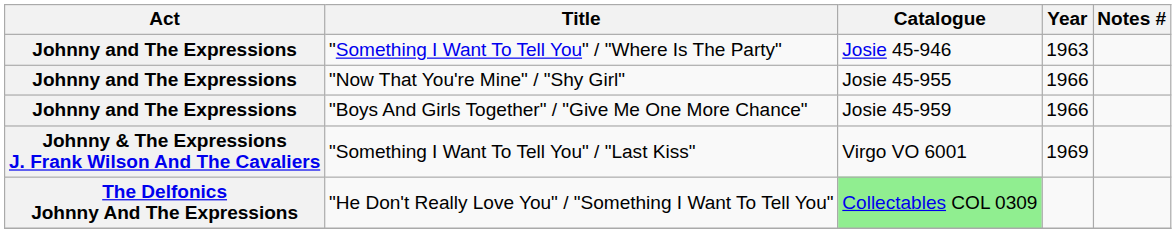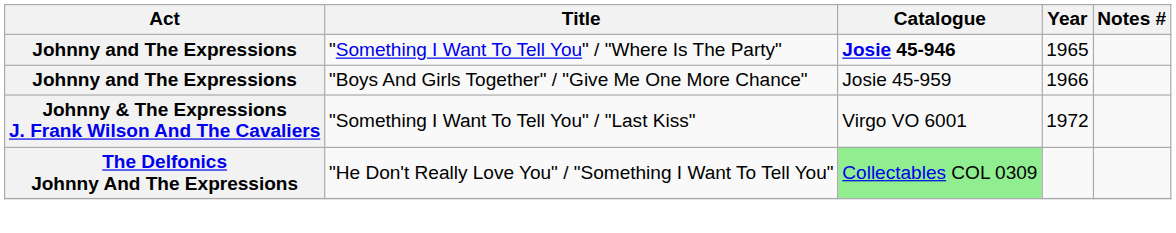(897, 49) normal -> (899, 49) bold
(1067, 49) 1963 -> (1067, 49) 1965
- row: (477, 79)
(1067, 151) 1969 -> (1067, 120) 1972
